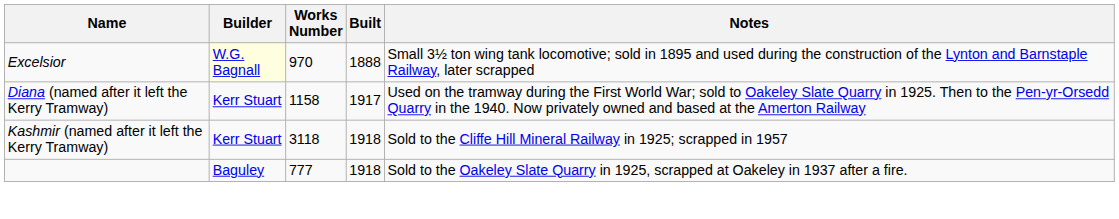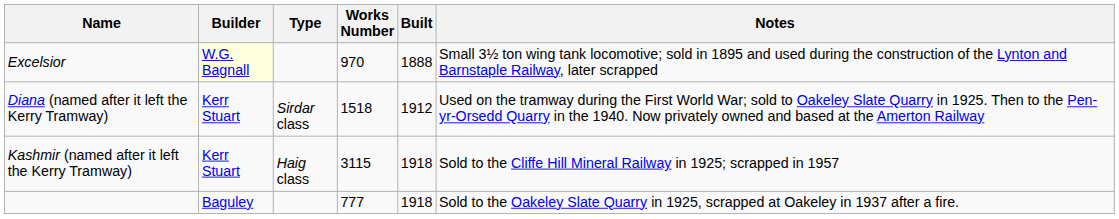+ column: (305, 23)
(304, 101) 1158 -> (356, 109) 1518
(365, 101) 1917 -> (417, 109) 1912
(304, 139) 3118 -> (356, 163) 3115
